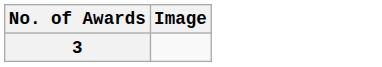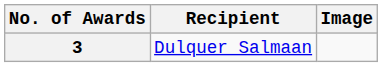+ column: (233, 19)
